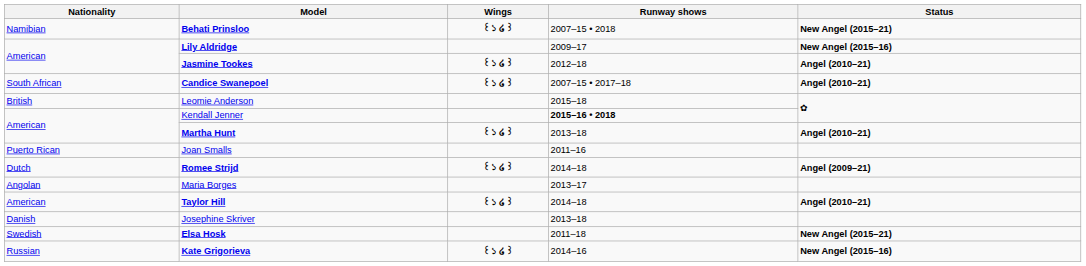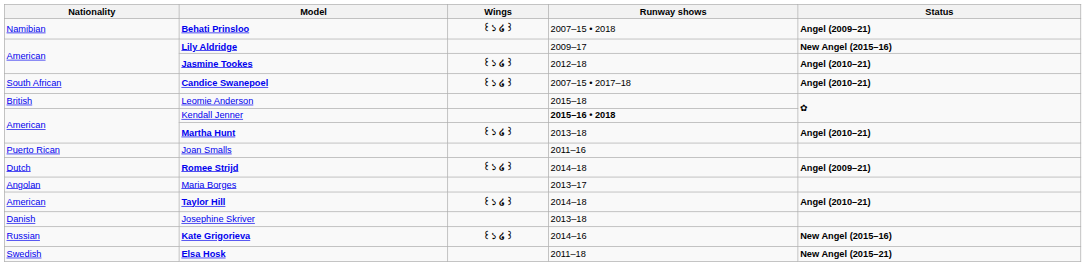(846, 29) New Angel (2015–21) -> (835, 29) Angel (2009–21)
rows swapped: (203, 233) <-> (216, 251)
